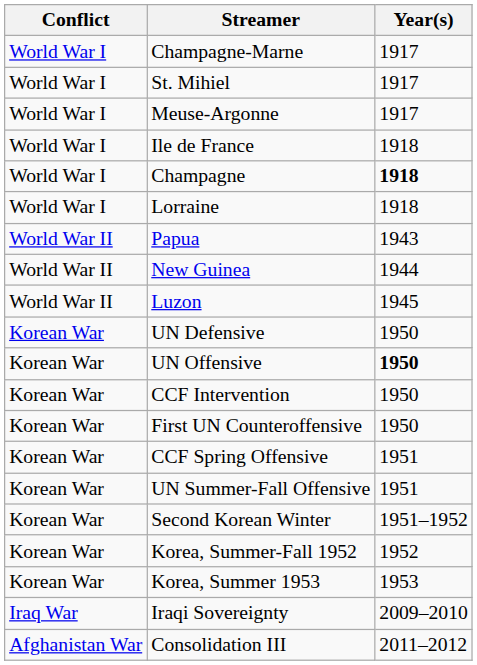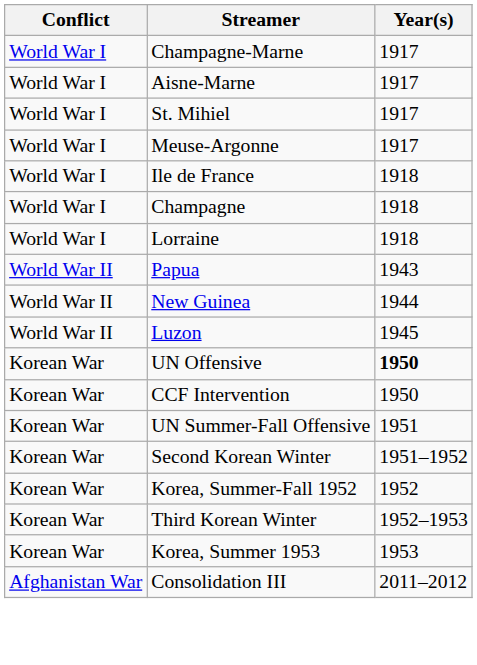+ row: (203, 82)
(399, 176) bold -> (399, 207) normal
- row: (208, 332)
- row: (257, 425)
- row: (240, 457)
+ row: (234, 519)
- row: (220, 613)
